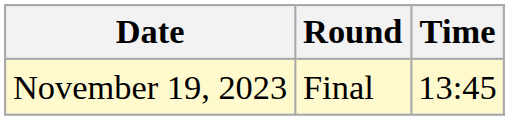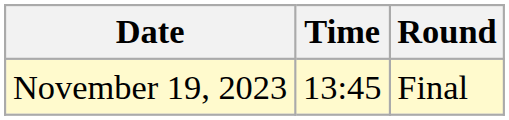columns swapped: (458, 31) <-> (353, 31)
